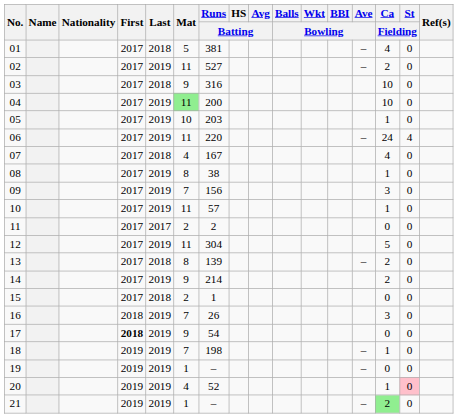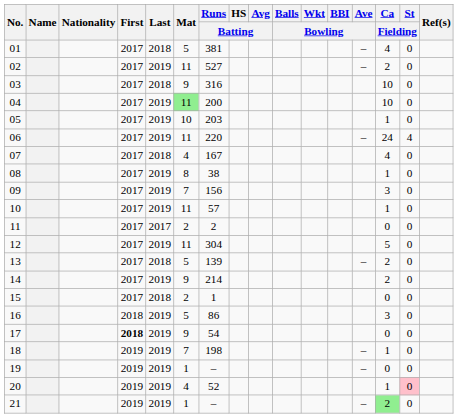(186, 262) 8 -> (186, 262) 5
(186, 315) 7 -> (186, 315) 5
(214, 315) 26 -> (214, 315) 86
